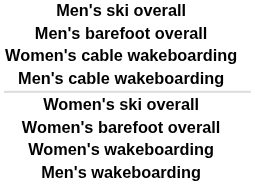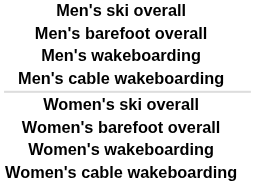rows swapped: (121, 172) <-> (121, 56)
